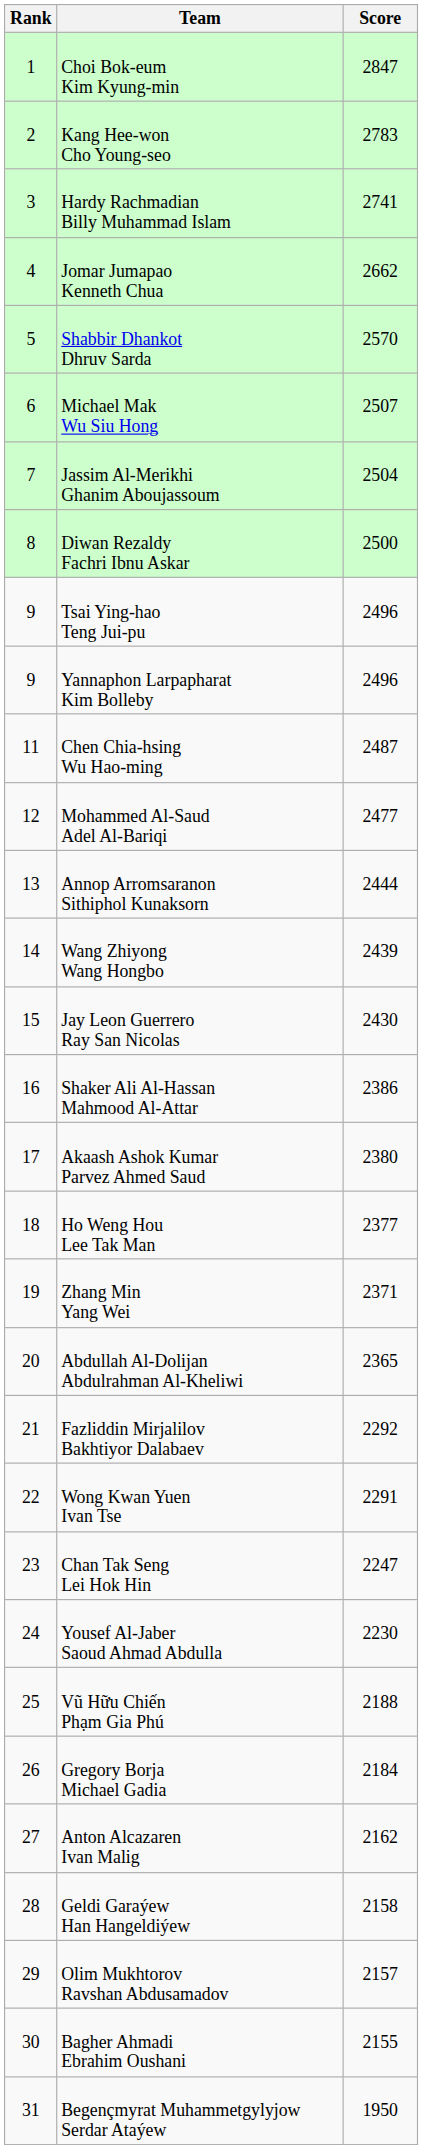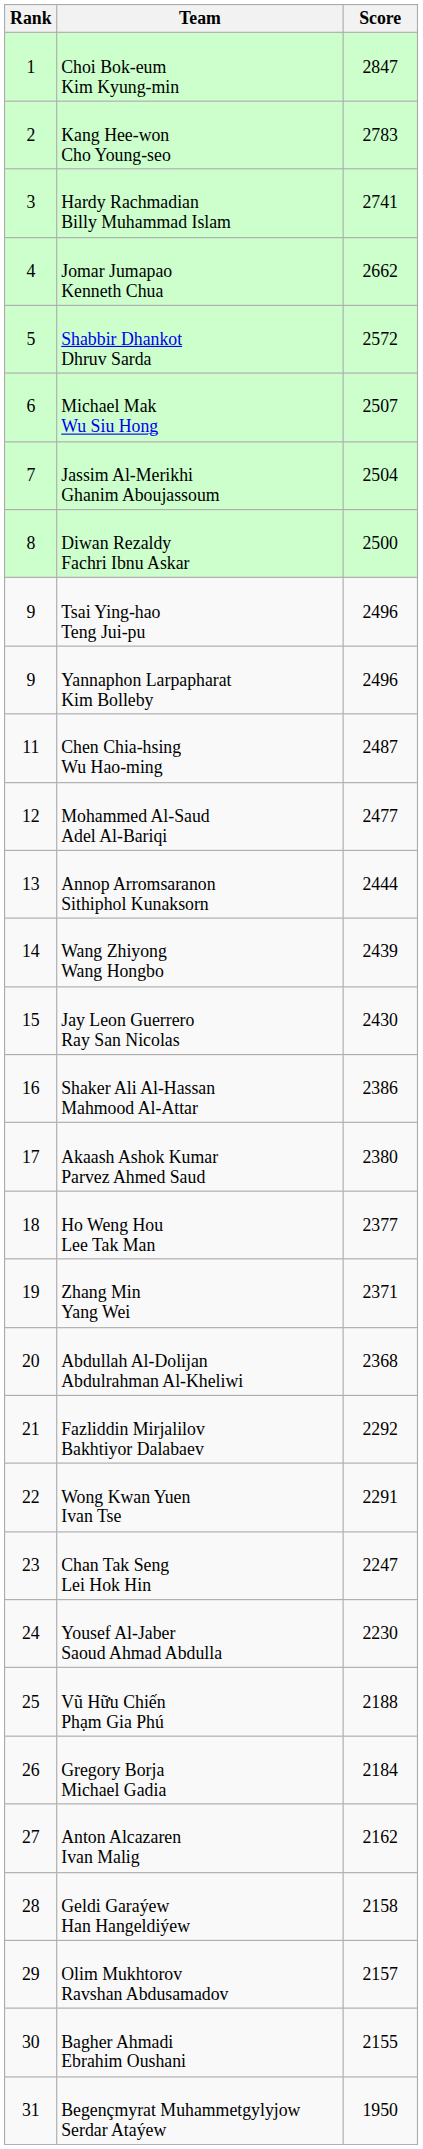(380, 339) 2570 -> (380, 339) 2572
(380, 1361) 2365 -> (380, 1361) 2368
